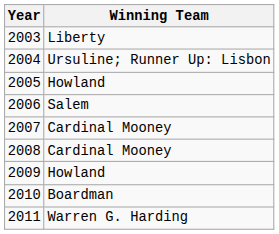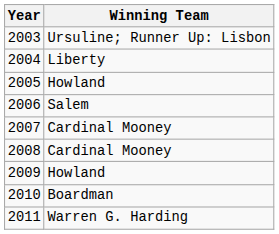(76, 38) Liberty -> (159, 38) Ursuline; Runner Up: Lisbon
(159, 61) Ursuline; Runner Up: Lisbon -> (76, 61) Liberty
